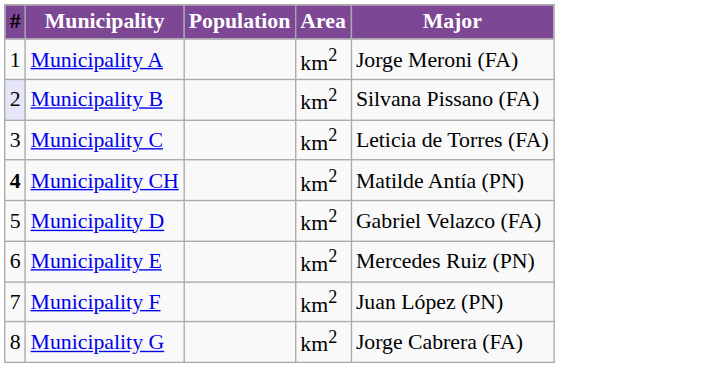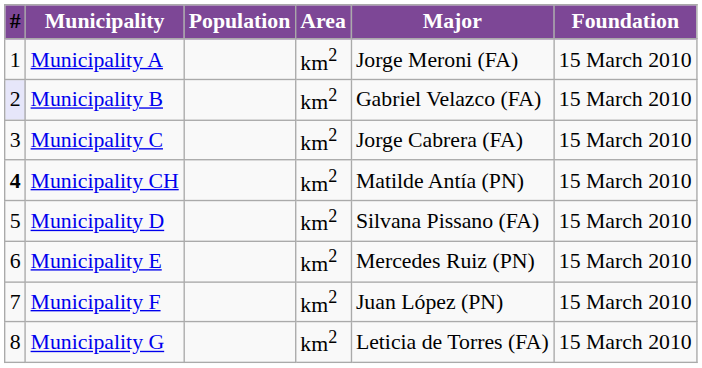+ column: (625, 21)
(448, 99) Silvana Pissano (FA) -> (449, 99) Gabriel Velazco (FA)
(452, 139) Leticia de Torres (FA) -> (439, 139) Jorge Cabrera (FA)
(449, 220) Gabriel Velazco (FA) -> (448, 220) Silvana Pissano (FA)
(439, 341) Jorge Cabrera (FA) -> (452, 341) Leticia de Torres (FA)
